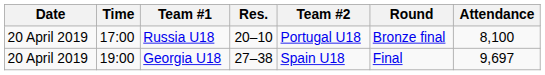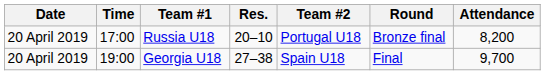(497, 37) 8,100 -> (497, 37) 8,200
(497, 59) 9,697 -> (497, 59) 9,700
